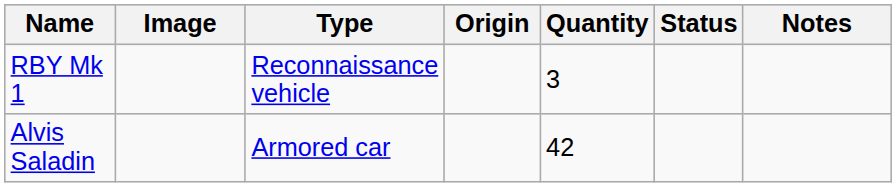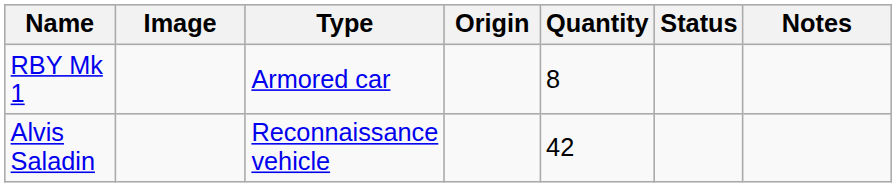(345, 78) Reconnaissance vehicle -> (321, 78) Armored car
(553, 78) 3 -> (553, 78) 8
(321, 147) Armored car -> (345, 147) Reconnaissance vehicle
